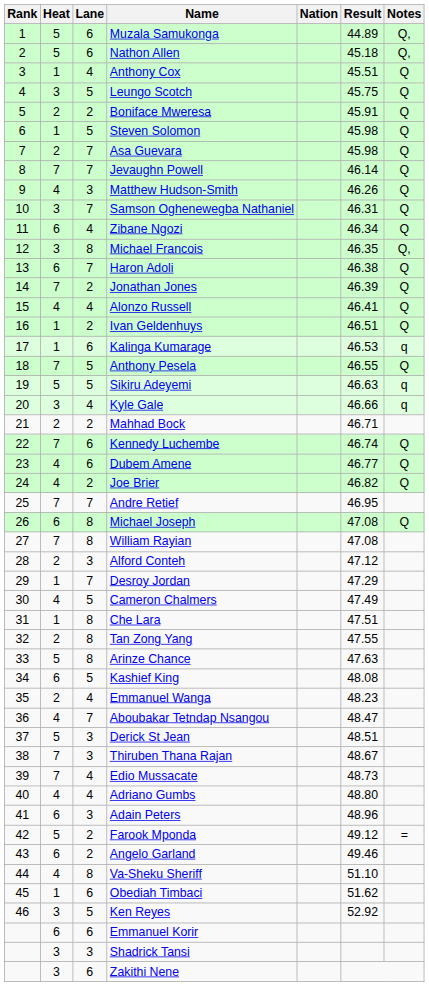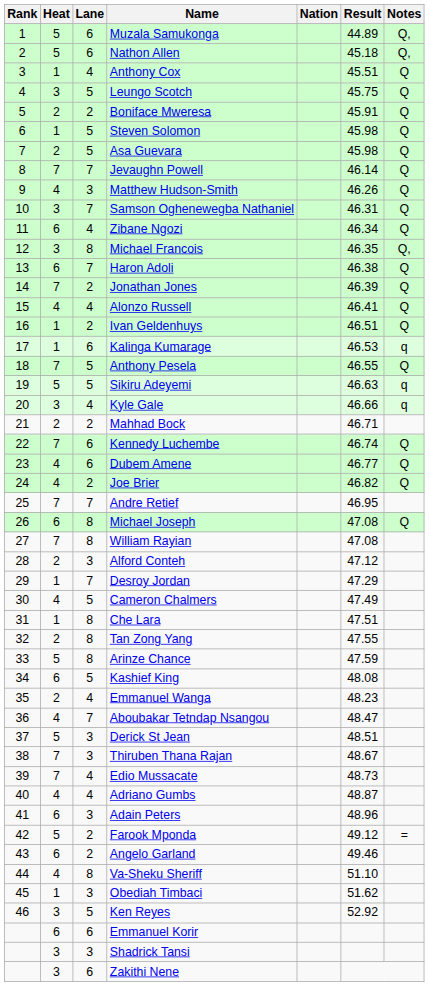(90, 151) 7 -> (90, 151) 5
(363, 659) 47.63 -> (363, 659) 47.59
(363, 795) 48.80 -> (363, 795) 48.87
(90, 893) 6 -> (90, 893) 3
